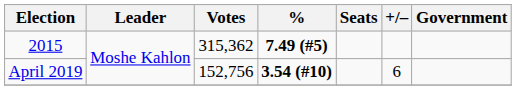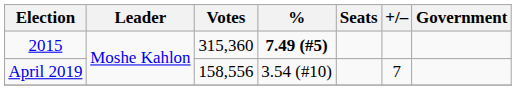(226, 44) 315,362 -> (226, 44) 315,360
(226, 71) 152,756 -> (226, 71) 158,556
(297, 71) bold -> (297, 71) normal
(397, 71) 6 -> (397, 71) 7
